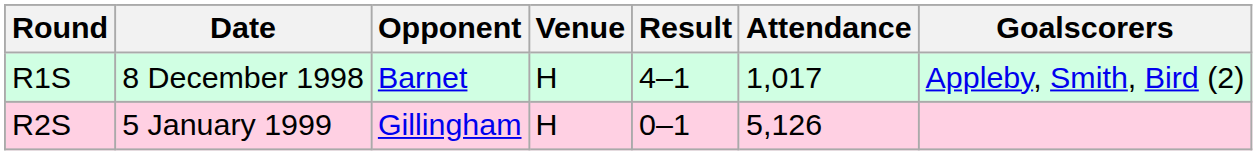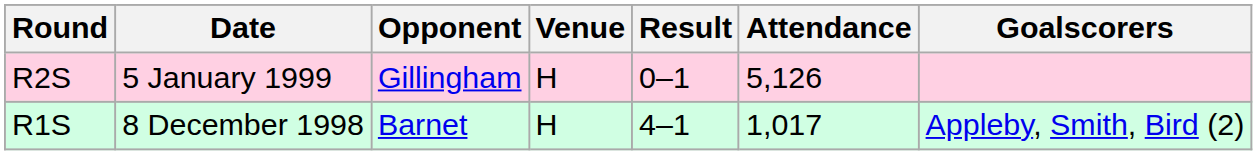rows swapped: (42, 76) <-> (42, 125)
